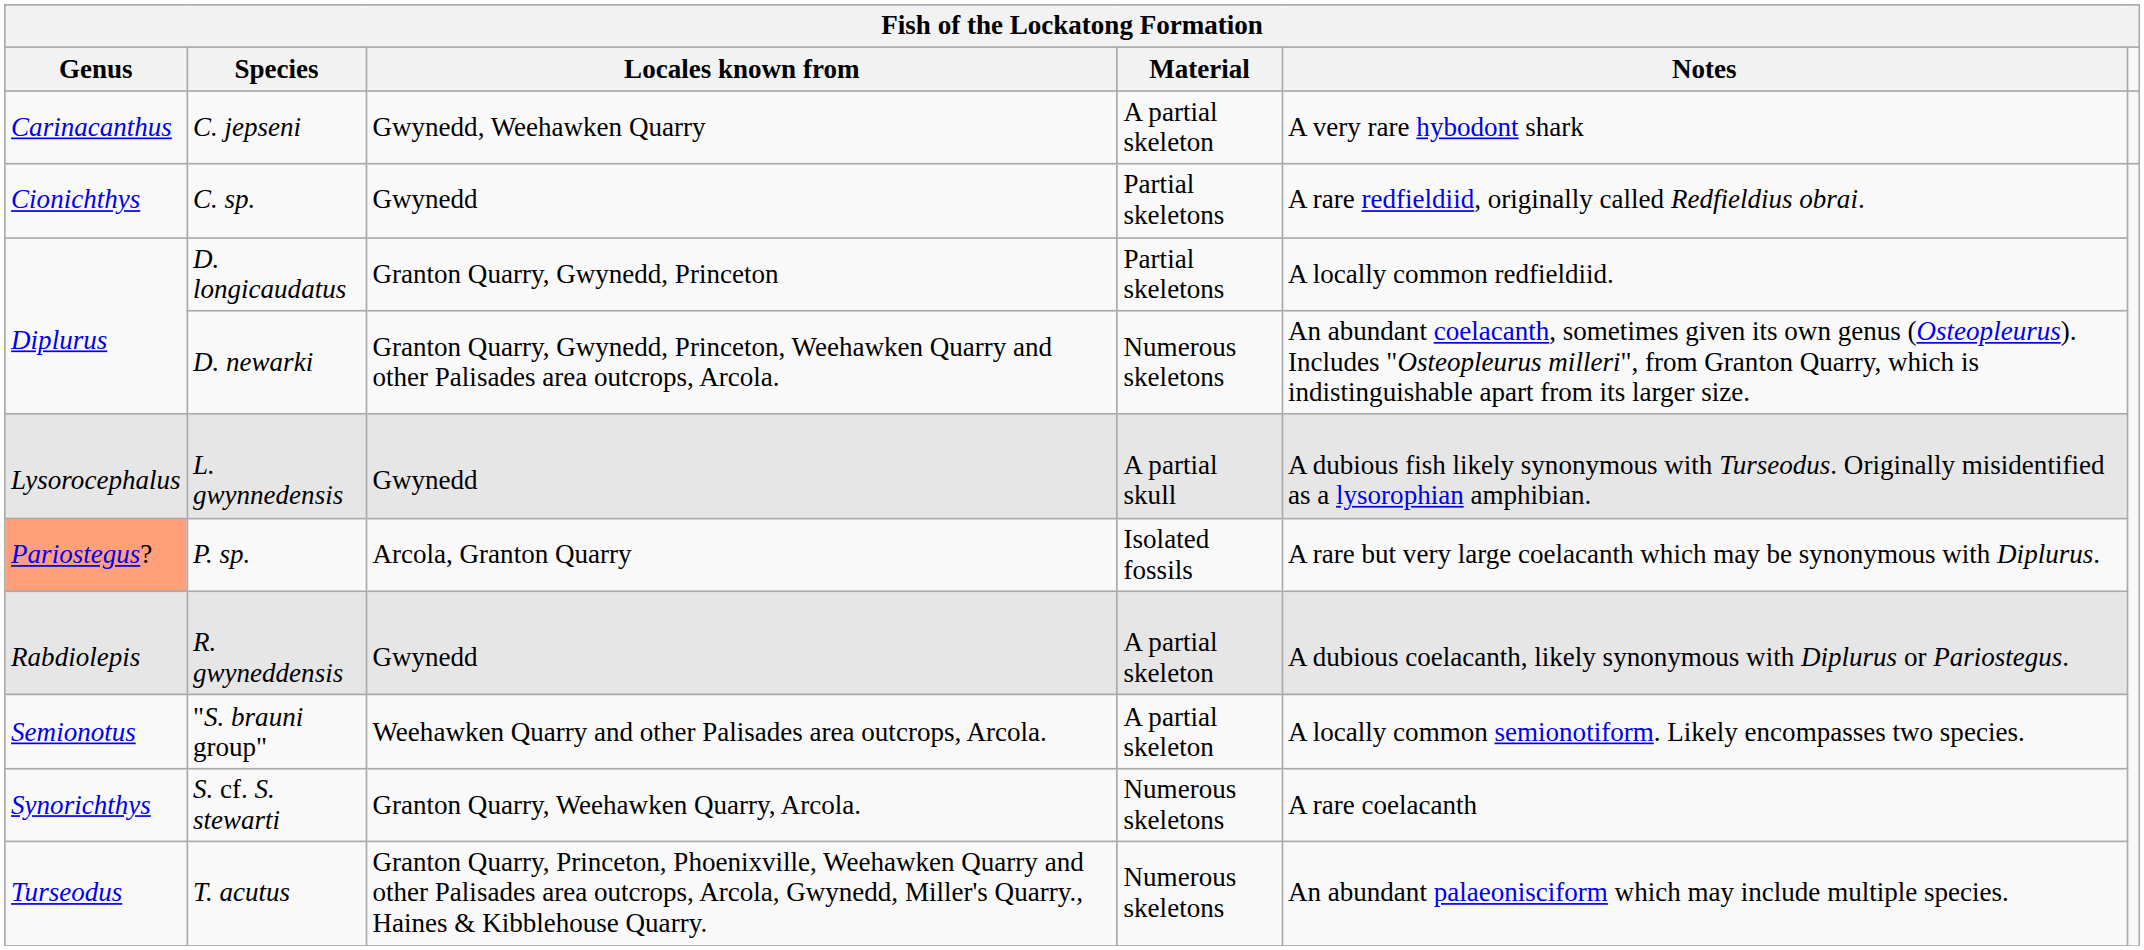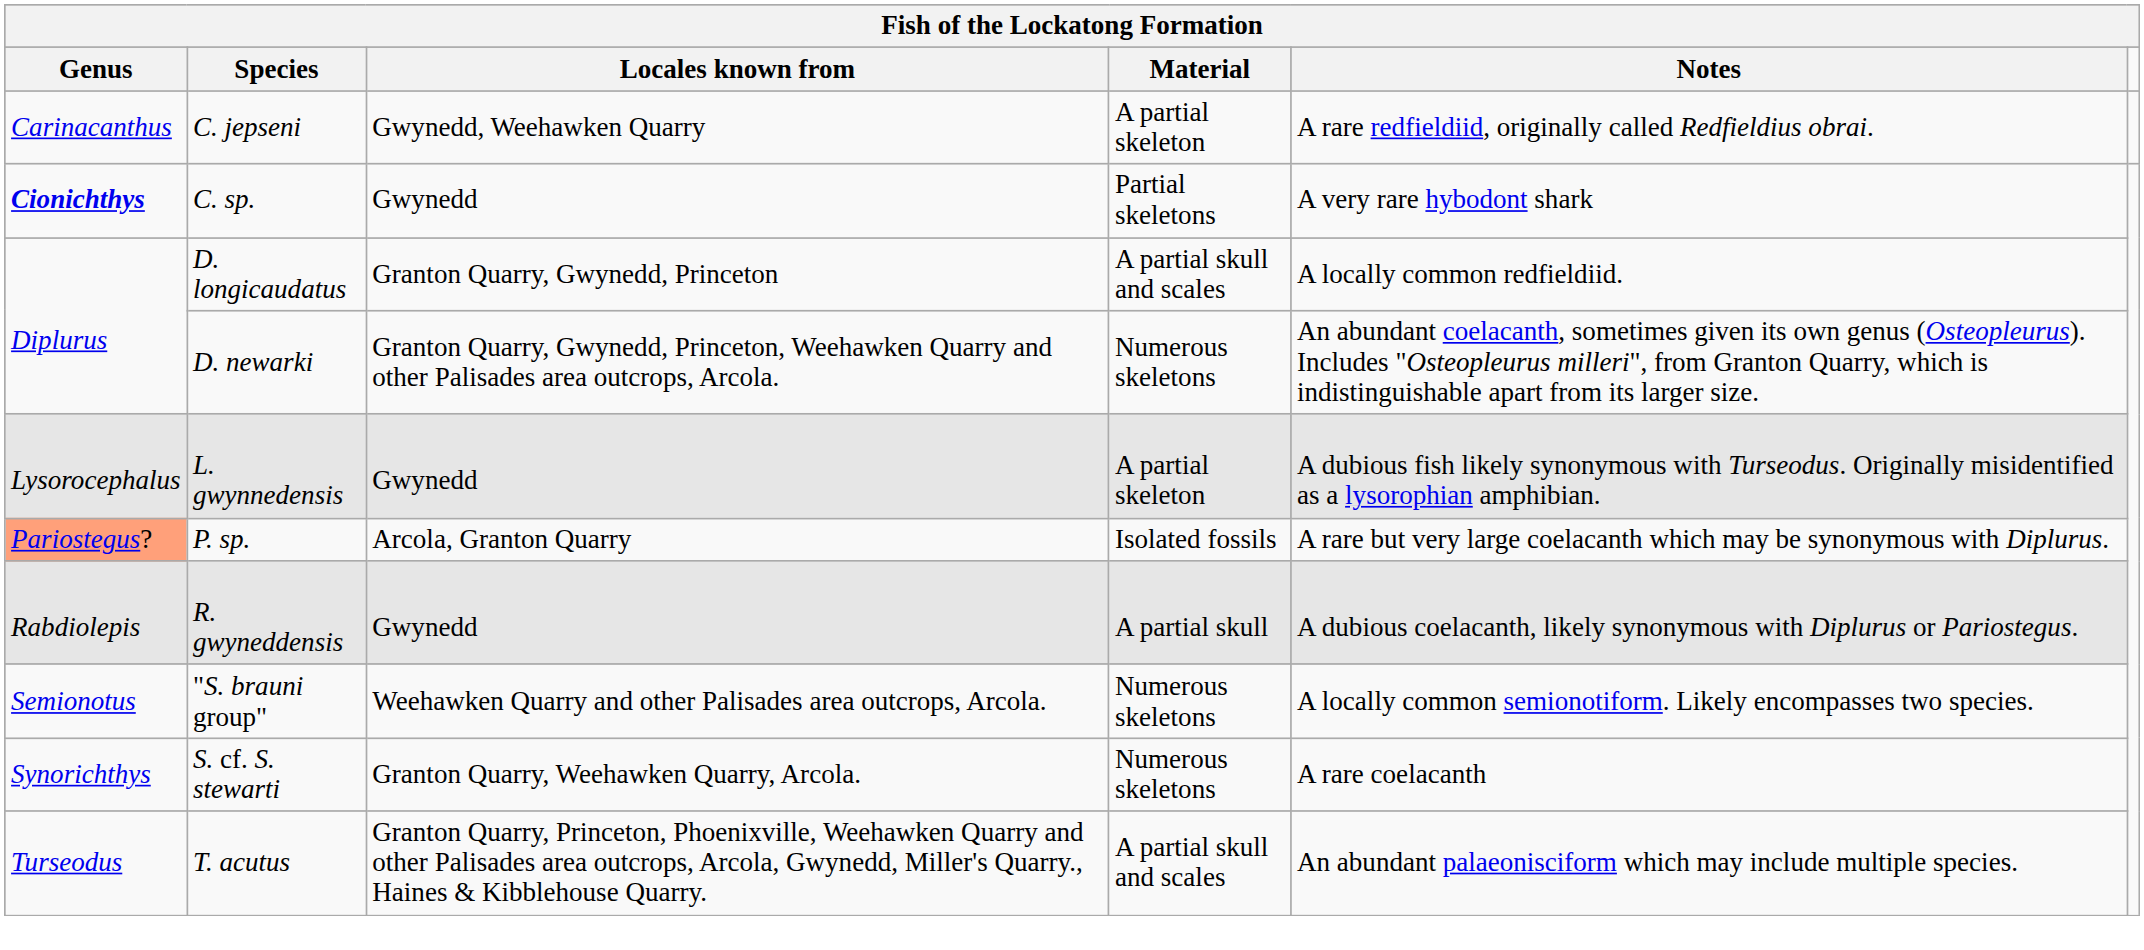(1436, 126) A very rare hybodont shark -> (1585, 126) A rare redfieldiid, originally called Redfieldius obrai.
(76, 200) normal -> (78, 200) bold
(1576, 200) A rare redfieldiid, originally called Redfieldius obrai. -> (1445, 200) A very rare hybodont shark
(1174, 273) Partial skeletons -> (1192, 273) A partial skull and scales
(1171, 480) A partial skull -> (1162, 480) A partial skeleton
(1171, 658) A partial skeleton -> (1192, 627) A partial skull
(1171, 731) A partial skeleton -> (1171, 700) Numerous skeletons
(1180, 893) Numerous skeletons -> (1192, 862) A partial skull and scales
